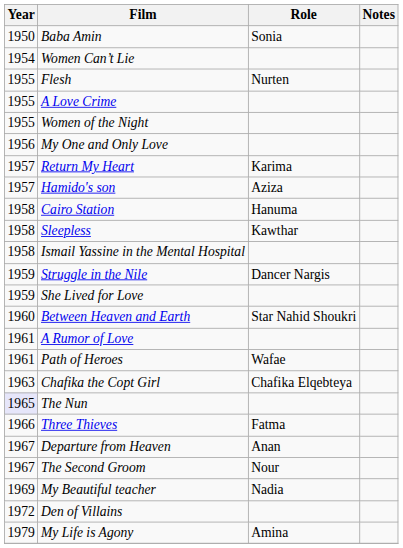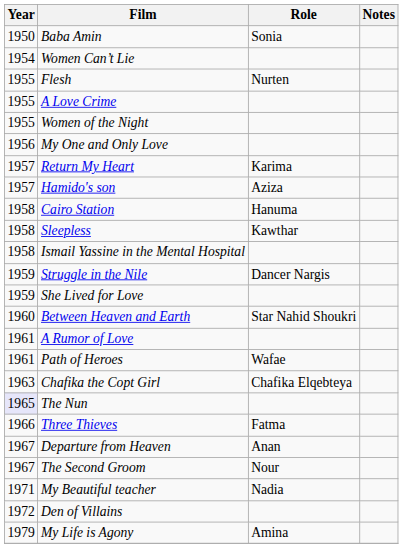(21, 489) 1969 -> (21, 489) 1971
